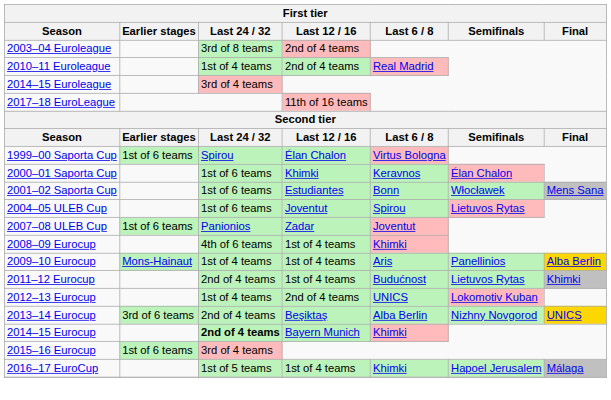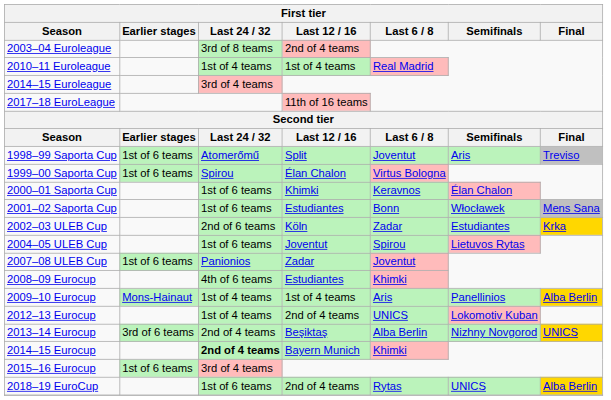(322, 67) 2nd of 4 teams -> (320, 67) 1st of 4 teams
+ row: (62, 156)
+ row: (57, 227)
(320, 244) 1st of 4 teams -> (314, 280) Estudiantes
- row: (51, 280)
- row: (53, 369)
+ row: (53, 386)
